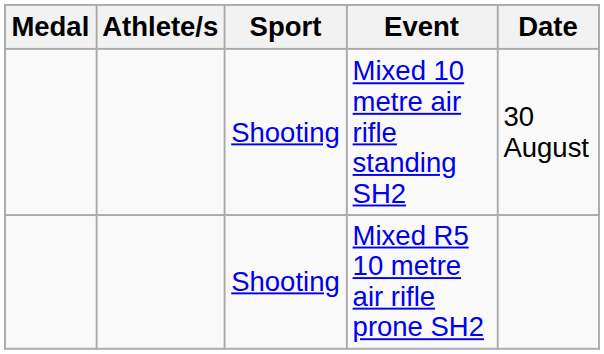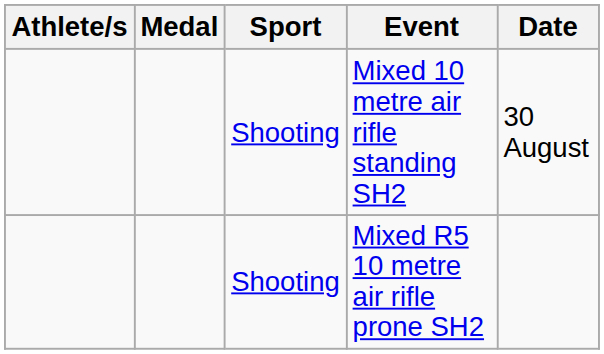columns swapped: (50, 27) <-> (160, 27)
